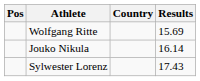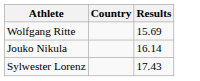- column: (15, 13)
